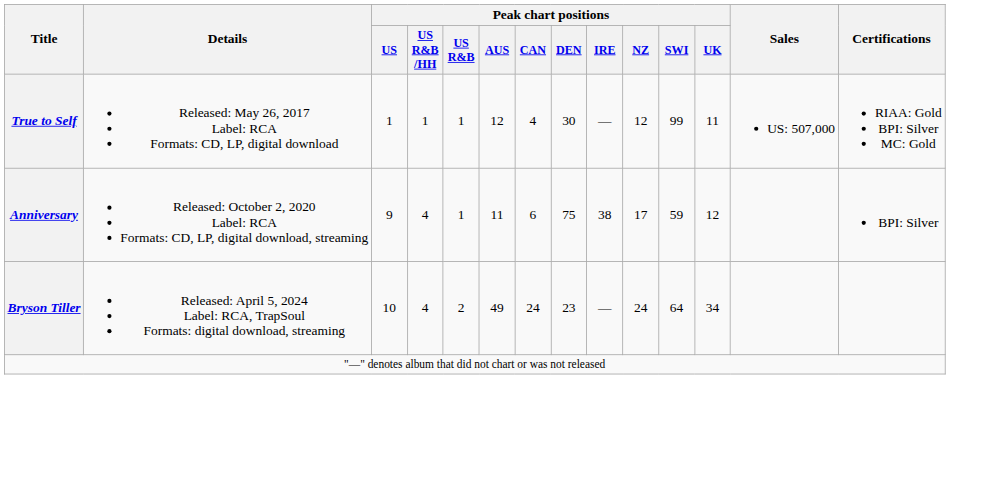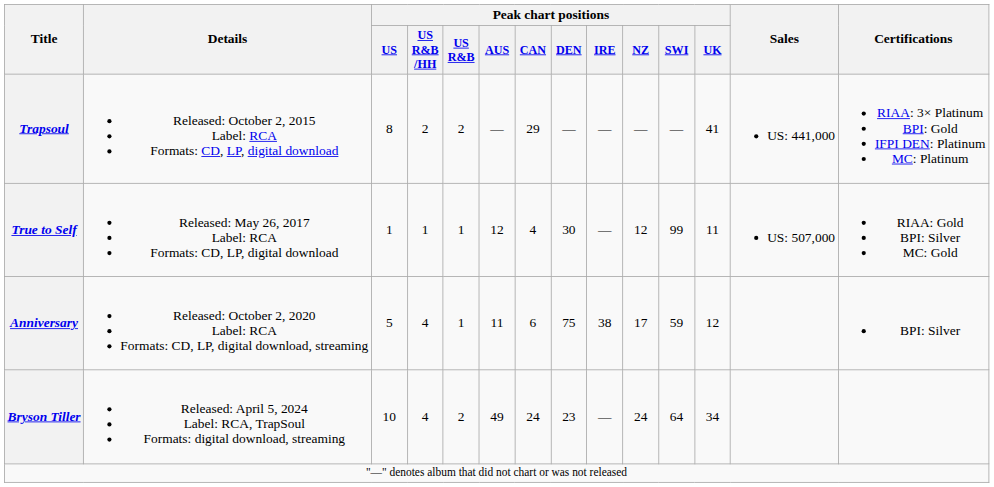+ row: (44, 128)
(389, 214) 9 -> (389, 323) 5
